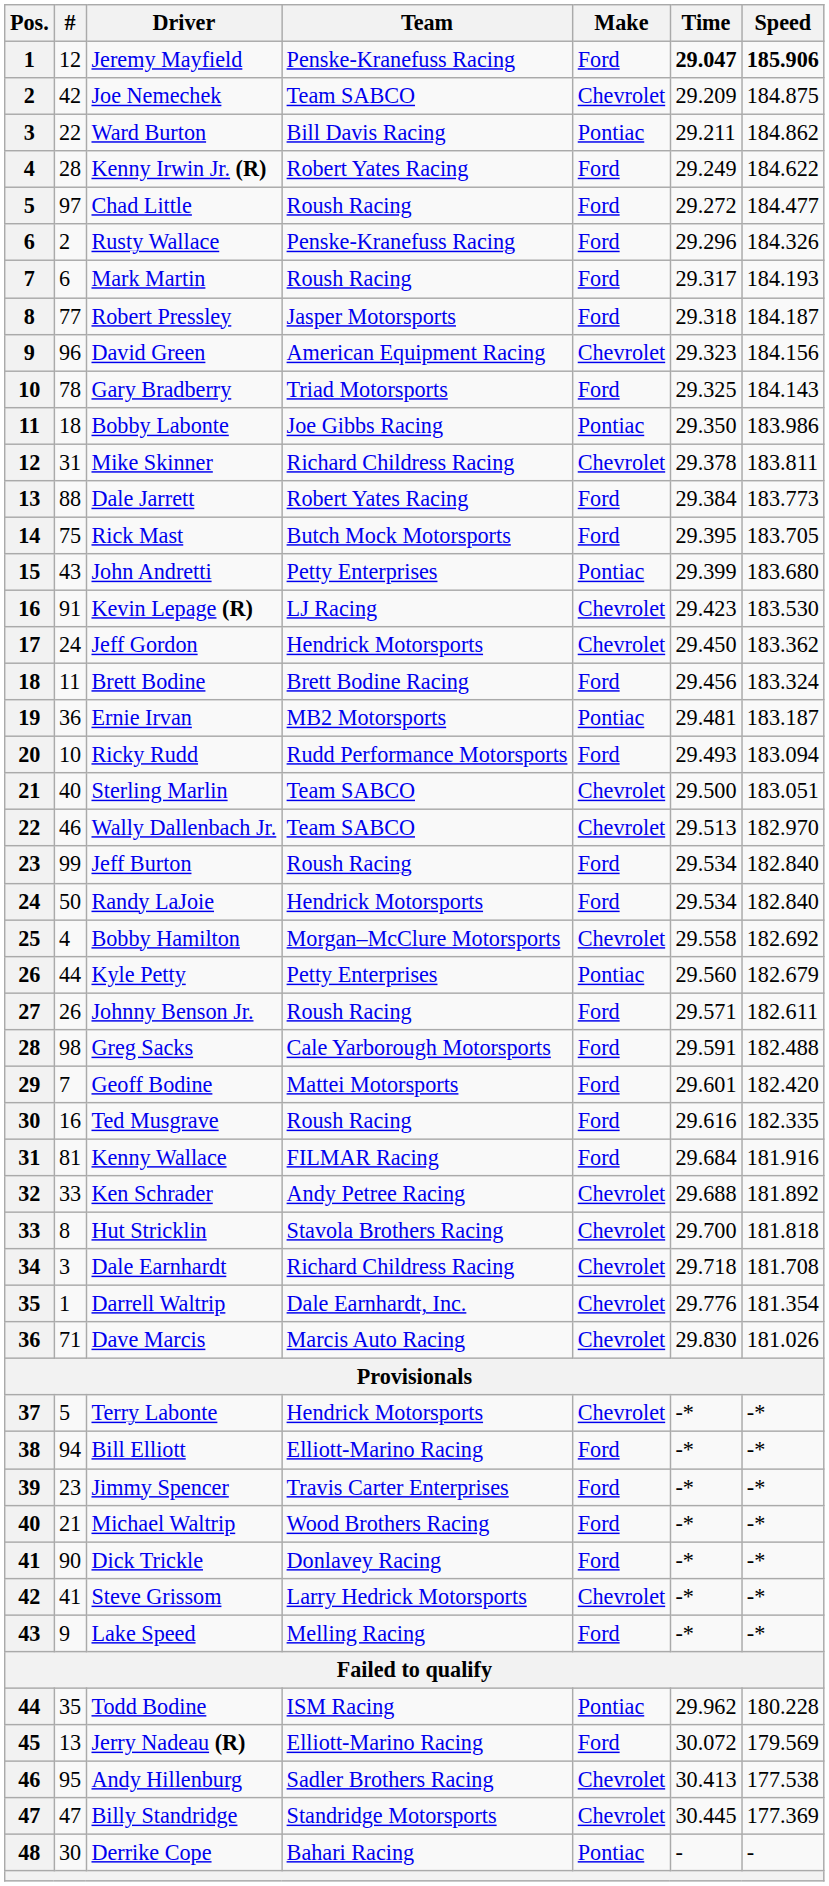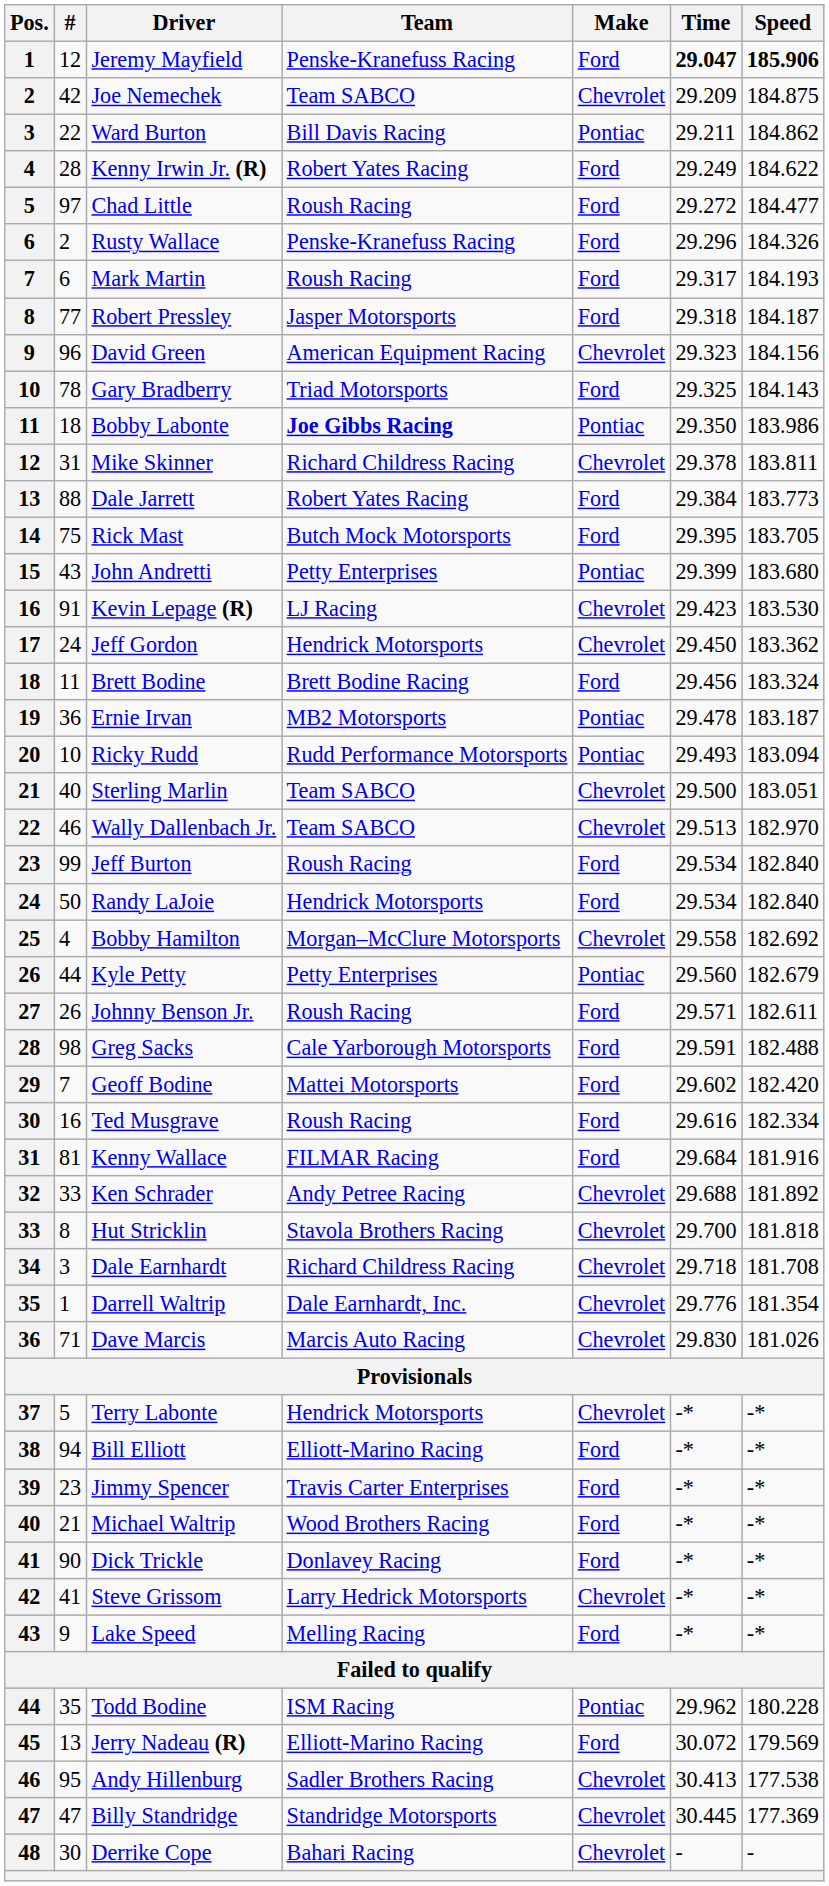(365, 425) normal -> (370, 425) bold
(706, 718) 29.481 -> (706, 718) 29.478
(599, 754) Ford -> (611, 754) Pontiac
(706, 1084) 29.601 -> (706, 1084) 29.602
(783, 1120) 182.335 -> (783, 1120) 182.334
(611, 1852) Pontiac -> (621, 1852) Chevrolet
